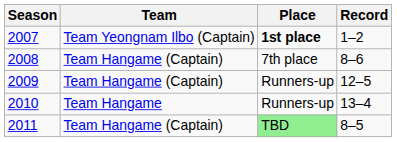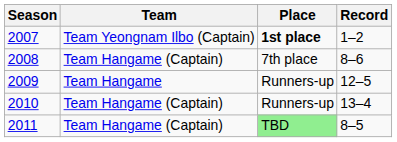(143, 81) Team Hangame (Captain) -> (113, 81) Team Hangame
(113, 103) Team Hangame -> (143, 103) Team Hangame (Captain)
